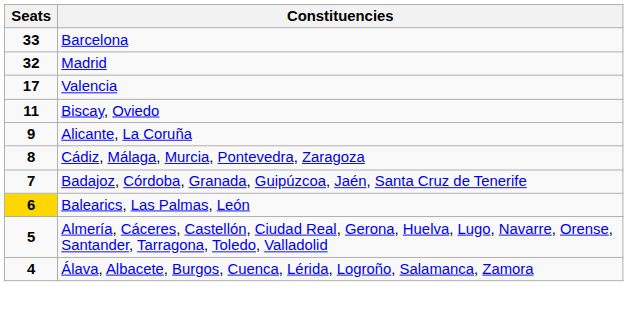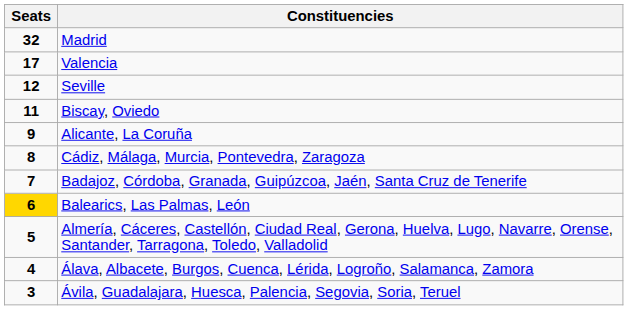- row: (95, 39)
+ row: (83, 87)
+ row: (261, 292)
